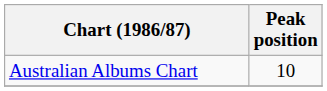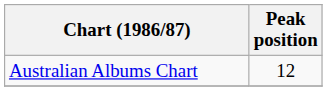(286, 70) 10 -> (286, 70) 12
